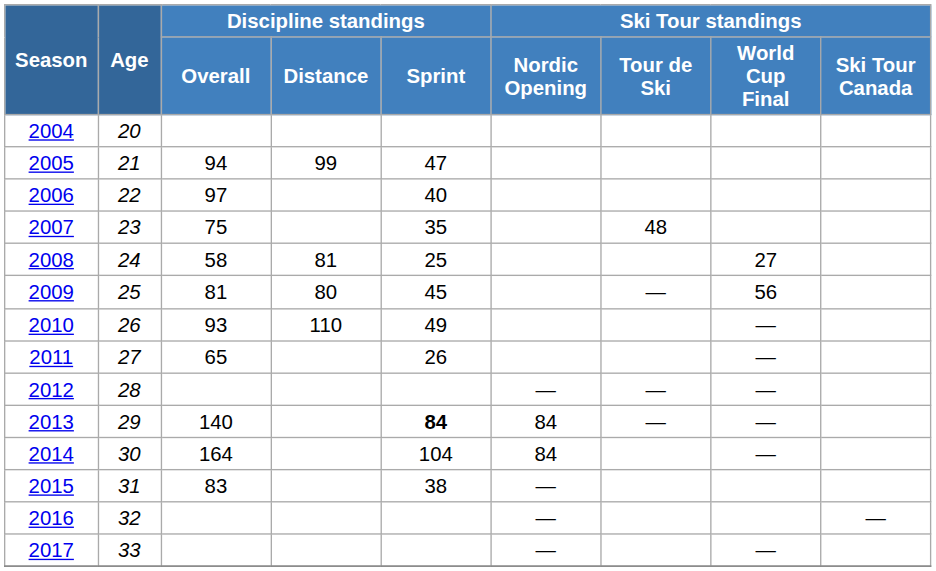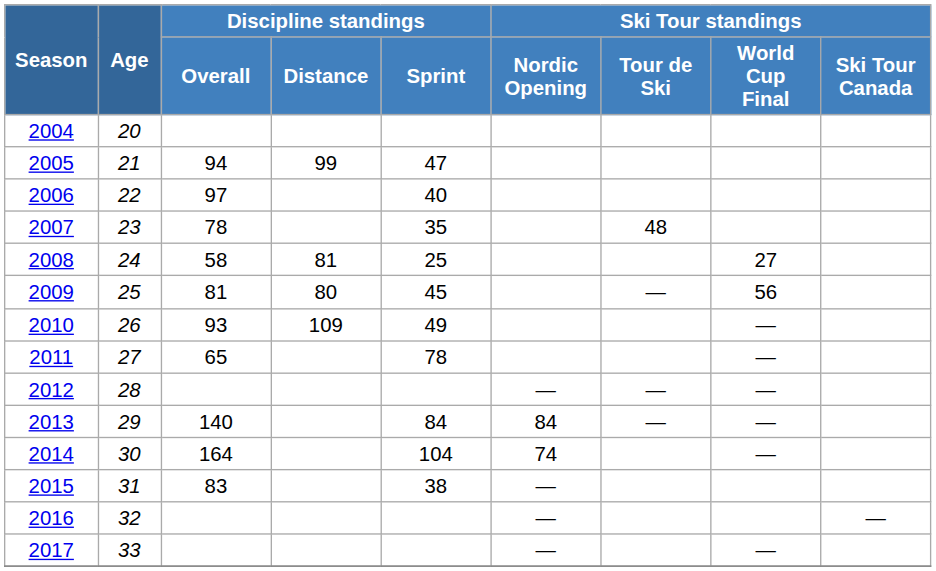(216, 228) 75 -> (216, 228) 78
(326, 324) 110 -> (326, 324) 109
(436, 357) 26 -> (436, 357) 78
(436, 421) bold -> (436, 421) normal
(546, 453) 84 -> (546, 453) 74
